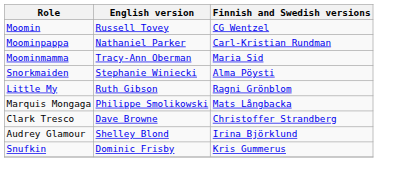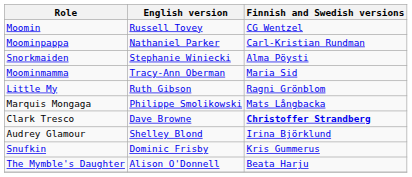rows swapped: (38, 58) <-> (38, 73)
(275, 119) normal -> (309, 119) bold
+ row: (66, 165)
